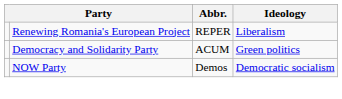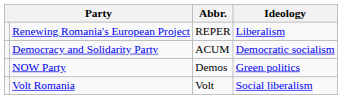(268, 49) Green politics -> (285, 49) Democratic socialism
(285, 67) Democratic socialism -> (268, 67) Green politics
+ row: (44, 85)
